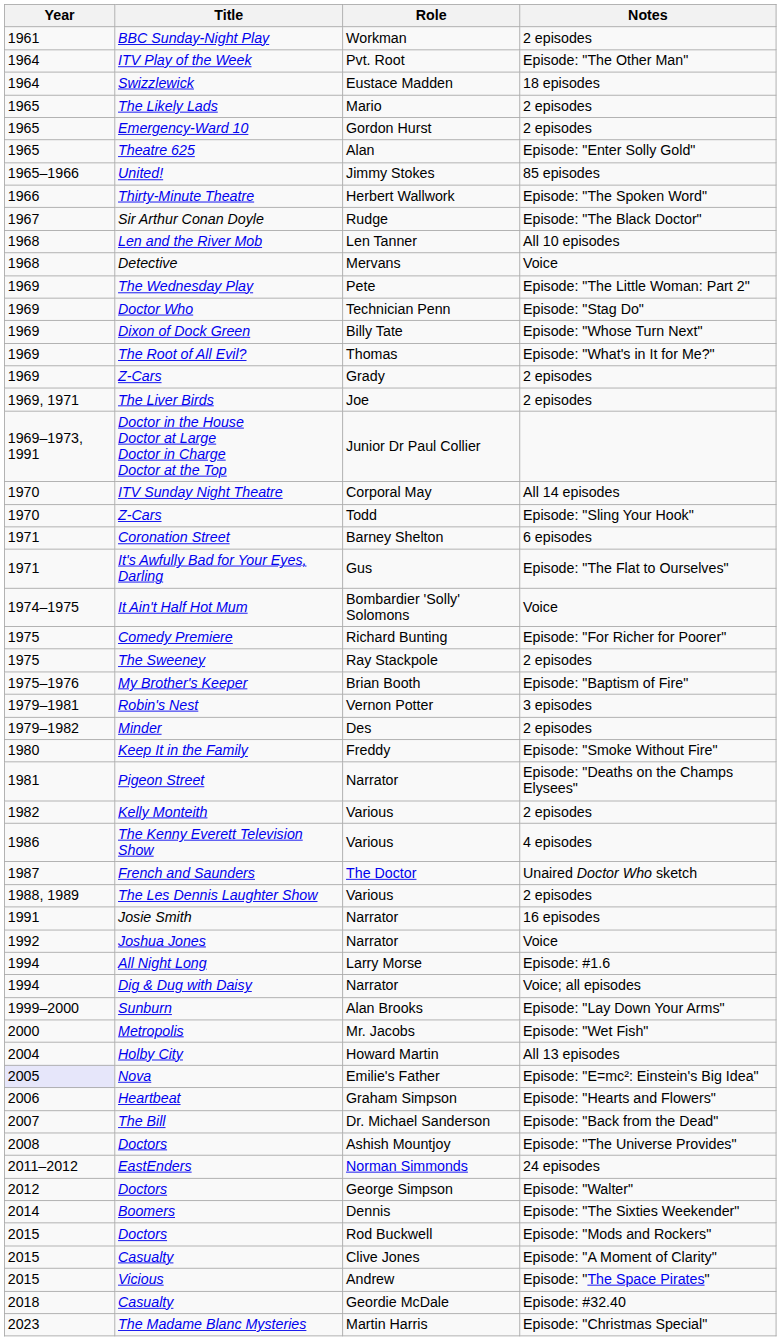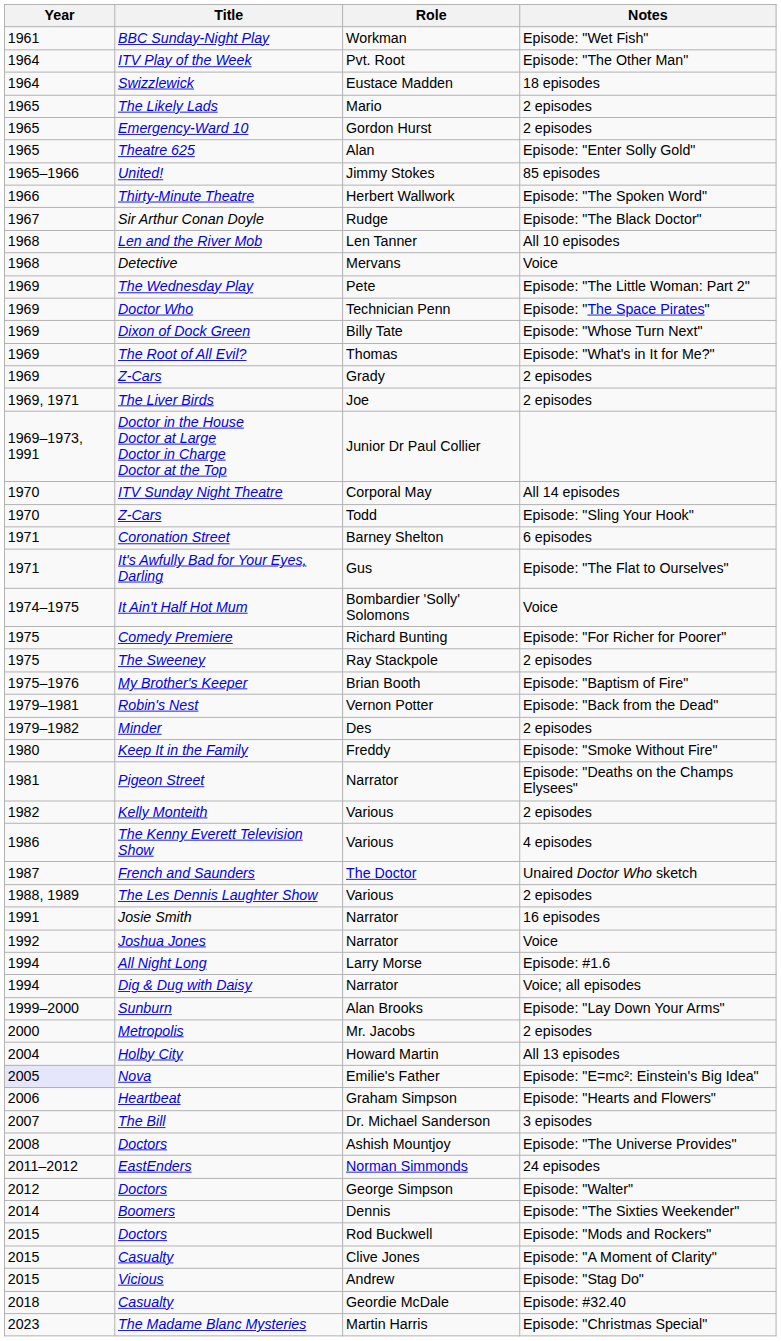(557, 38) 2 episodes -> (586, 38) Episode: "Wet Fish"
(583, 309) Episode: "Stag Do" -> (616, 309) Episode: "The Space Pirates"
(557, 705) 3 episodes -> (621, 705) Episode: "Back from the Dead"
(586, 1031) Episode: "Wet Fish" -> (557, 1031) 2 episodes
(621, 1121) Episode: "Back from the Dead" -> (557, 1121) 3 episodes
(616, 1279) Episode: "The Space Pirates" -> (583, 1279) Episode: "Stag Do"
